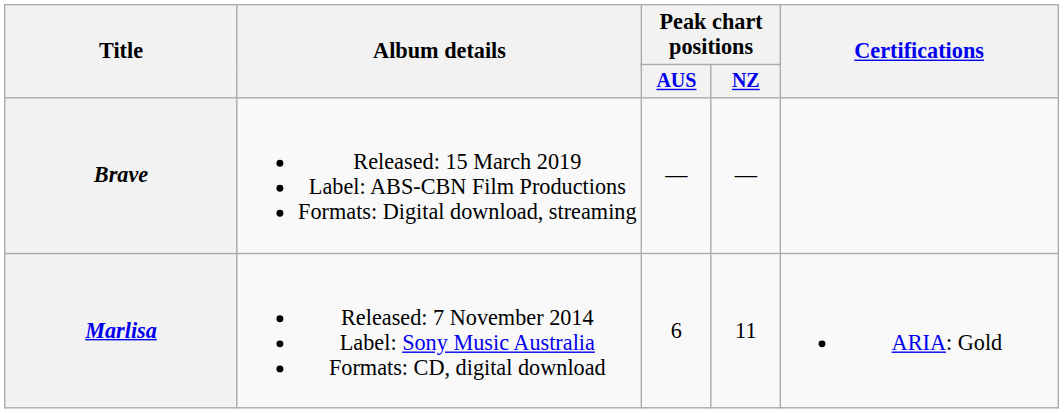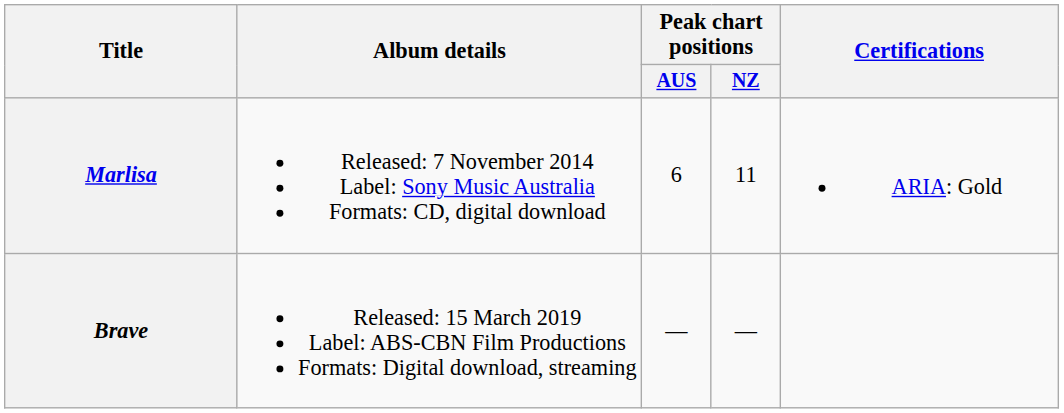rows swapped: (121, 330) <-> (121, 175)
